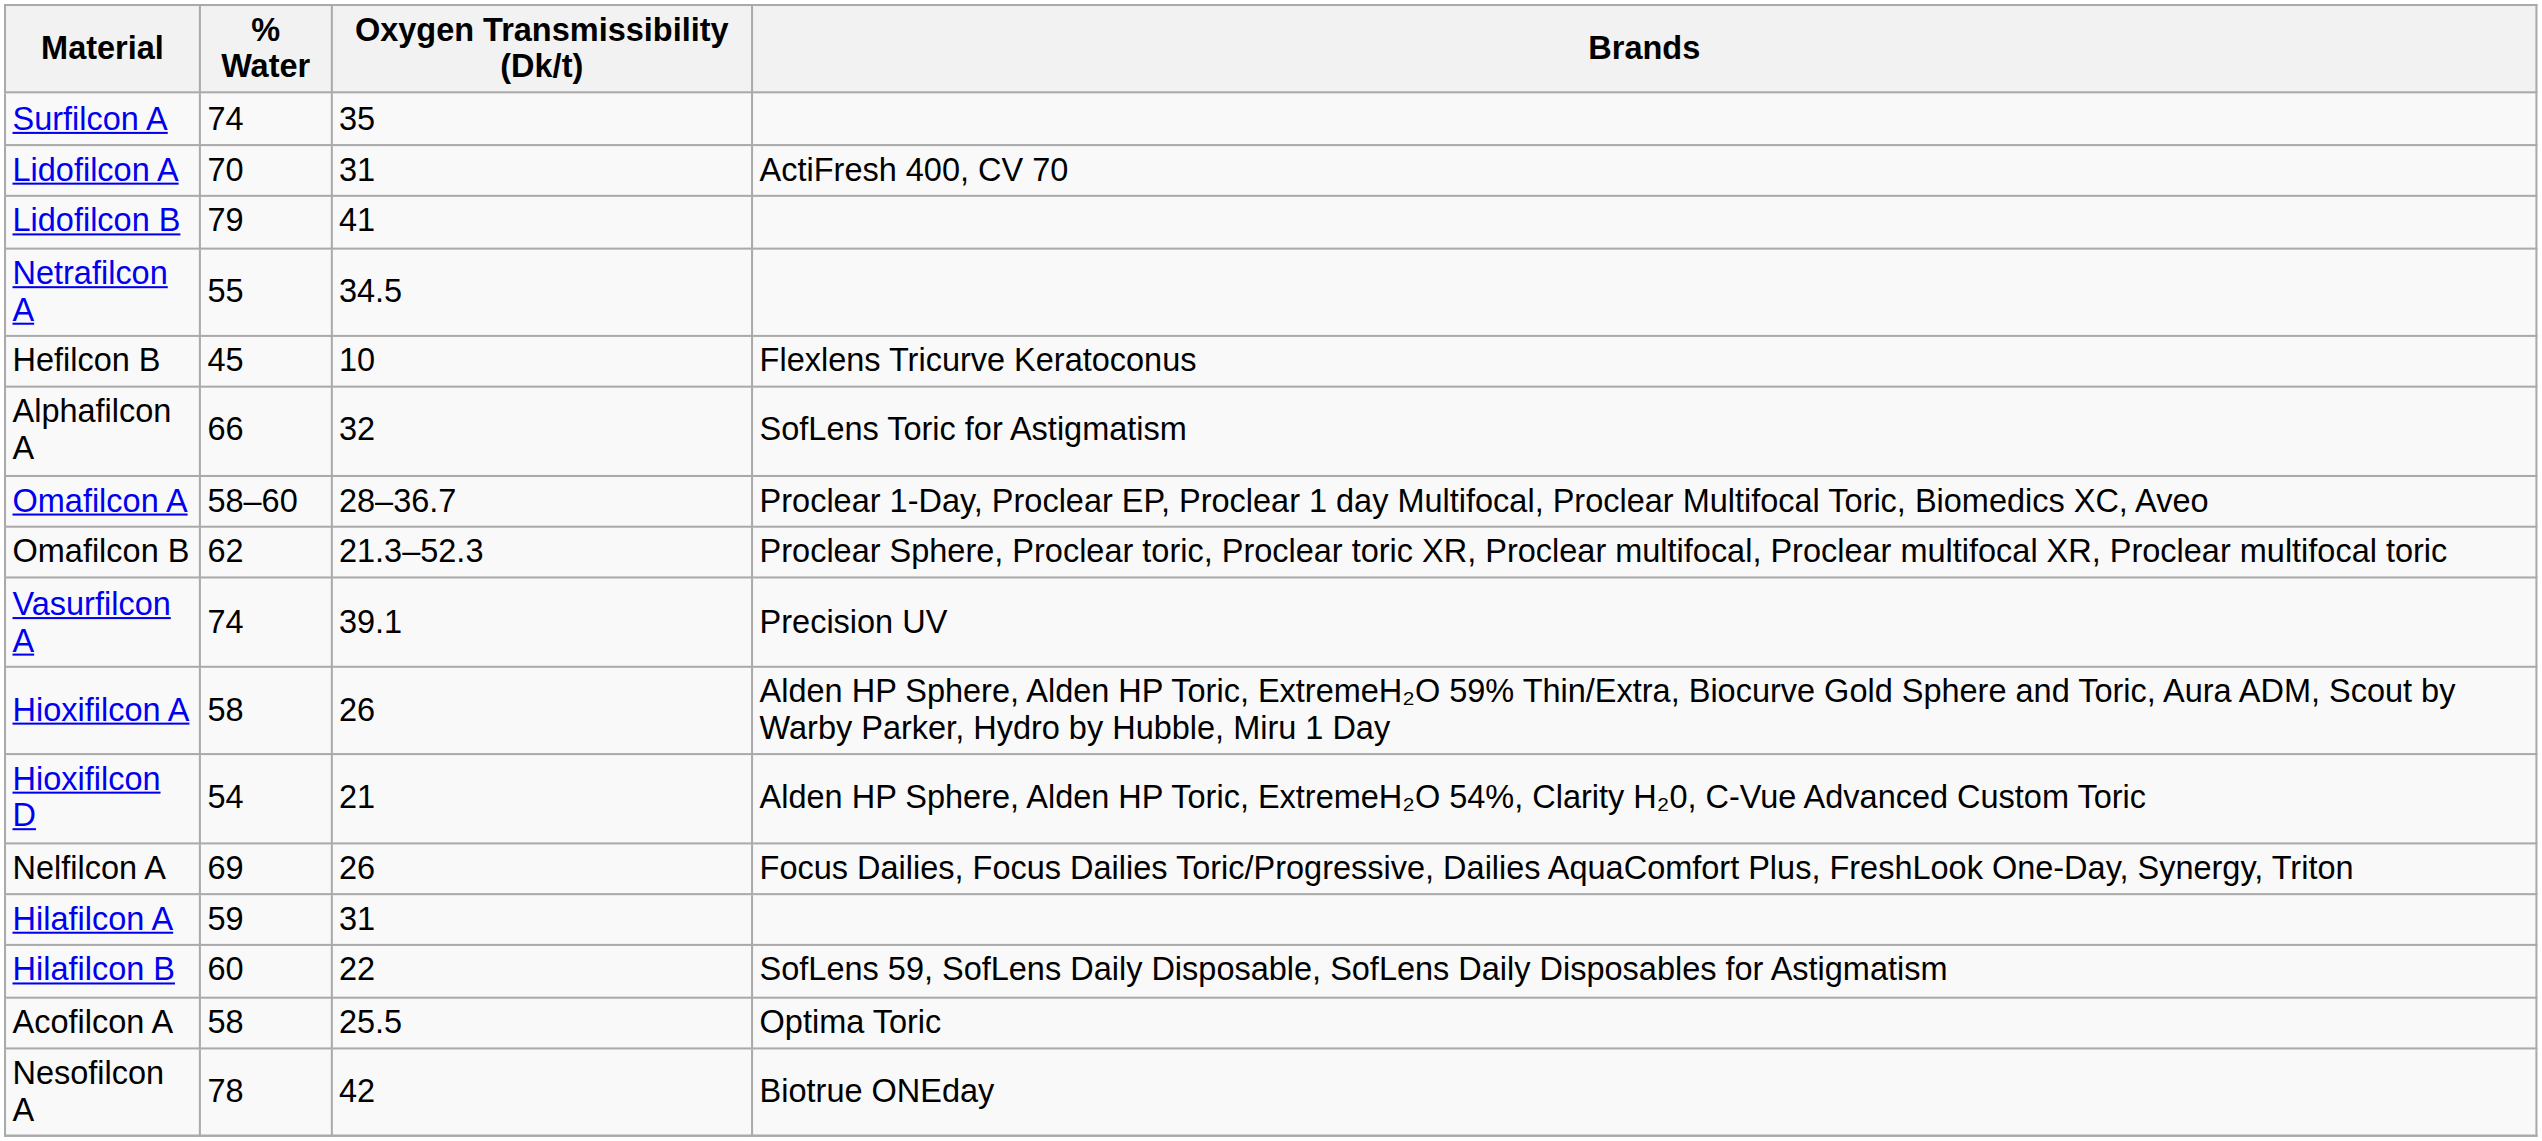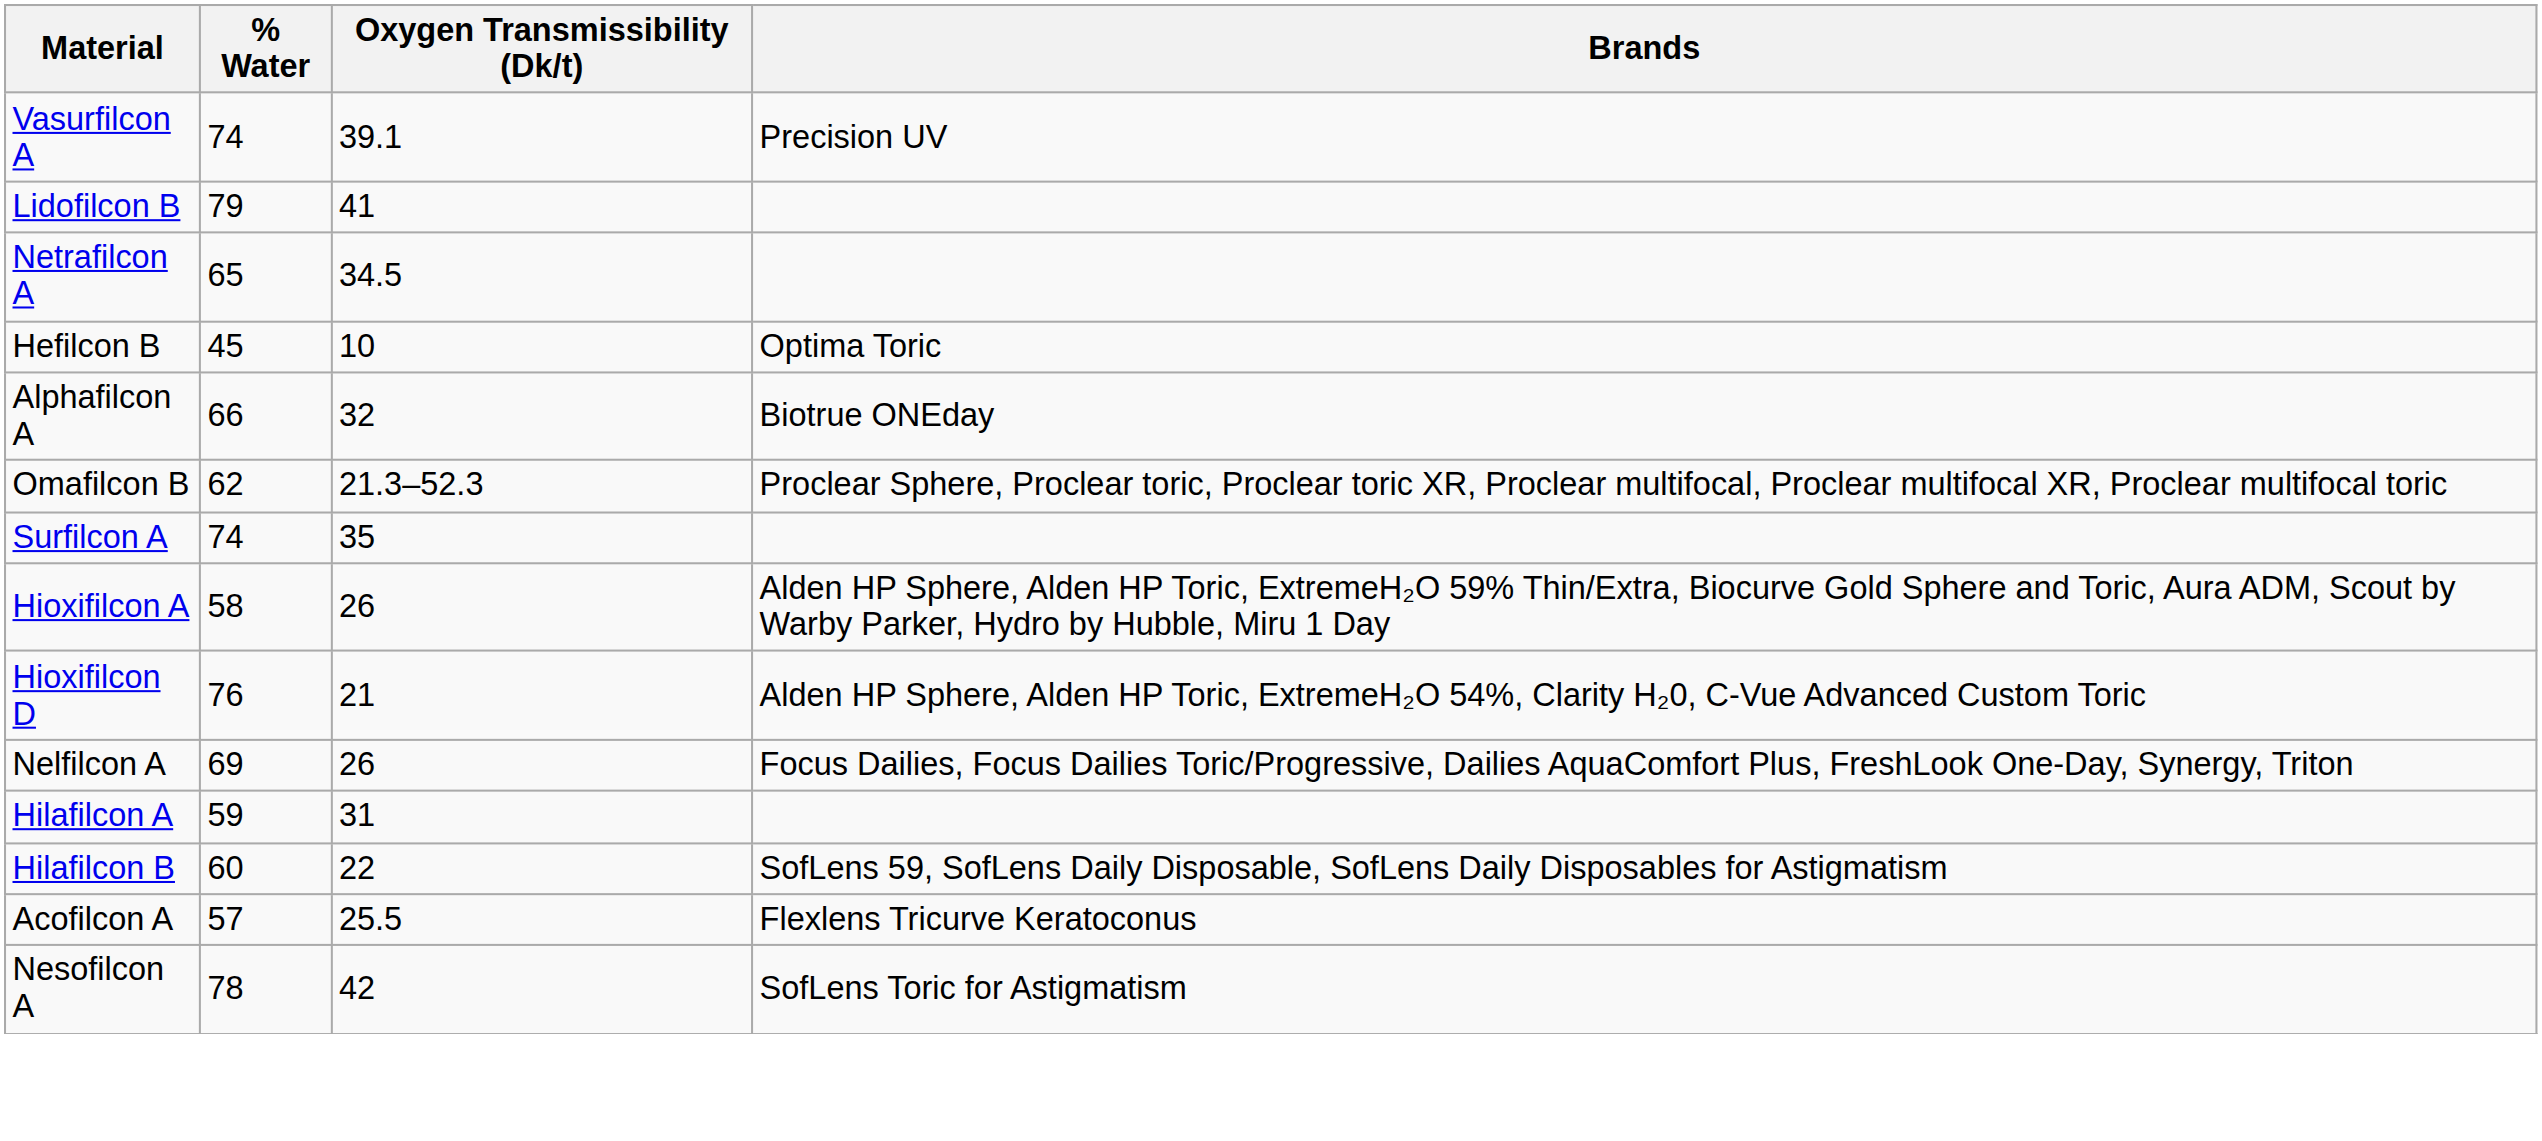rows swapped: (90, 118) <-> (92, 621)
- row: (96, 169)
(225, 291) 55 -> (225, 276) 65
(978, 360) Flexlens Tricurve Keratoconus -> (850, 345) Optima Toric
(973, 430) SofLens Toric for Astigmatism -> (877, 415) Biotrue ONEday
- row: (100, 500)
(225, 797) 54 -> (225, 694) 76
(225, 1022) 58 -> (225, 919) 57
(850, 1022) Optima Toric -> (978, 919) Flexlens Tricurve Keratoconus
(877, 1091) Biotrue ONEday -> (973, 988) SofLens Toric for Astigmatism
